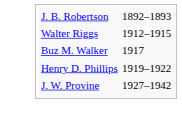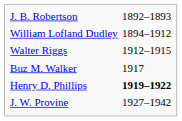+ row: (64, 33)
(147, 68) normal -> (147, 85) bold
